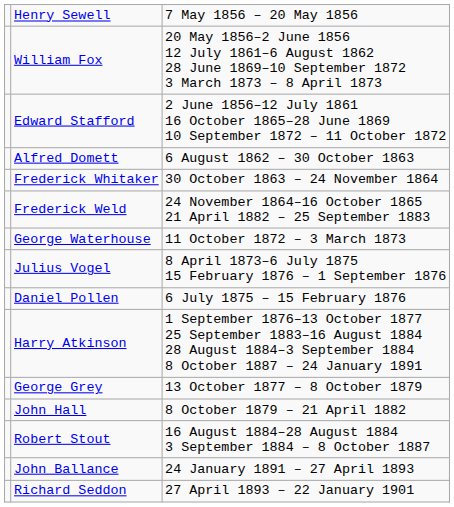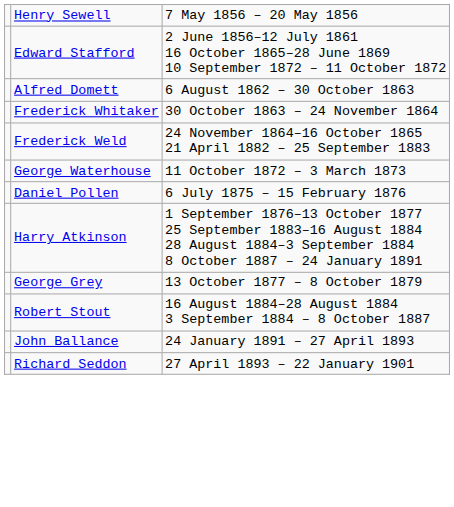- row: (58, 60)
- row: (62, 269)
- row: (50, 410)
